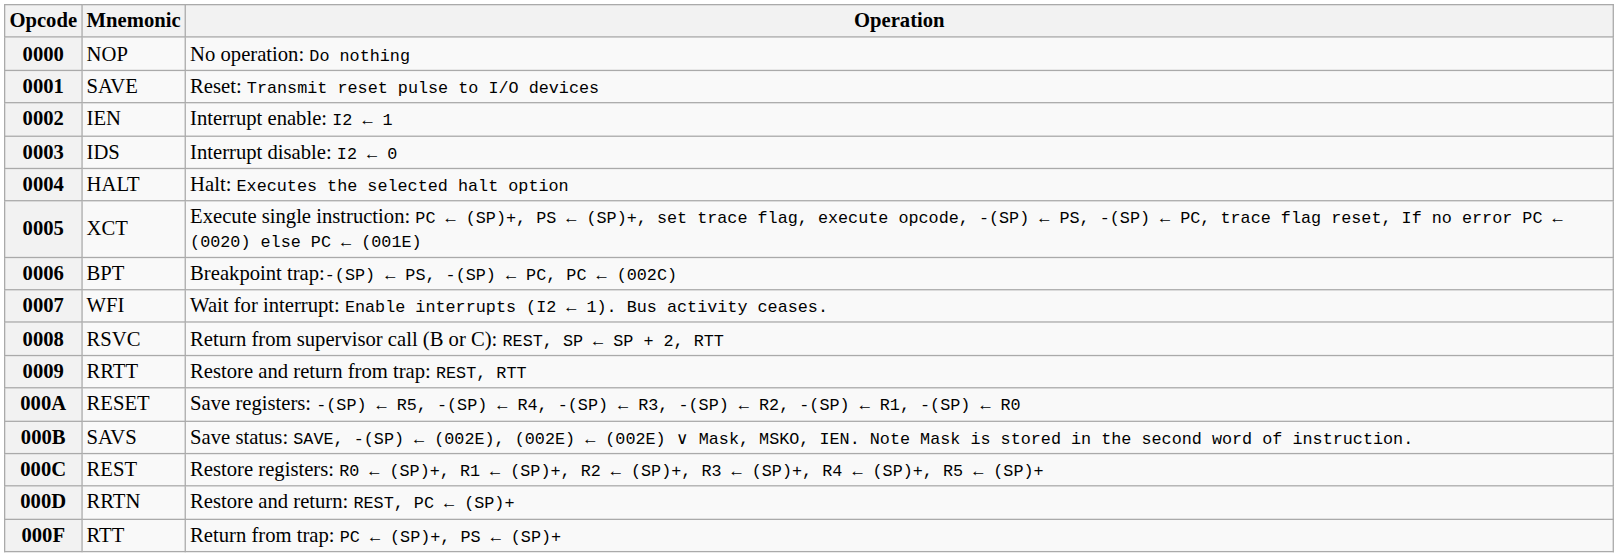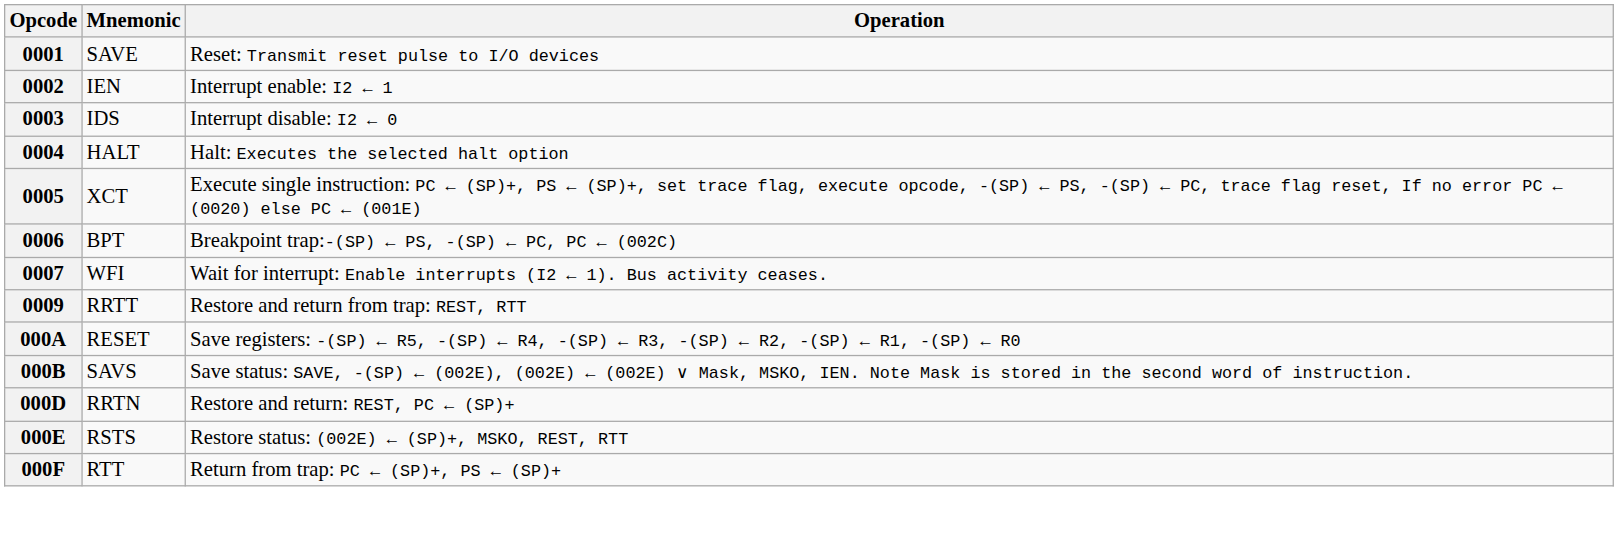- row: (43, 53)
- row: (43, 338)
- row: (43, 469)
+ row: (43, 436)
